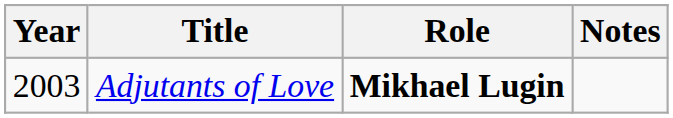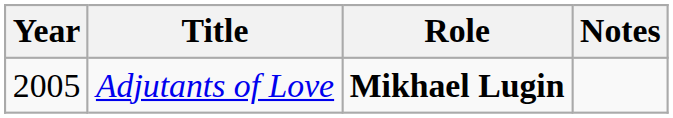(47, 84) 2003 -> (47, 84) 2005
